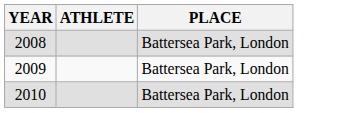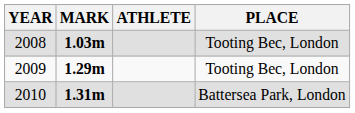+ column: (85, 17)
(215, 43) Battersea Park, London -> (272, 43) Tooting Bec, London
(215, 69) Battersea Park, London -> (272, 69) Tooting Bec, London
